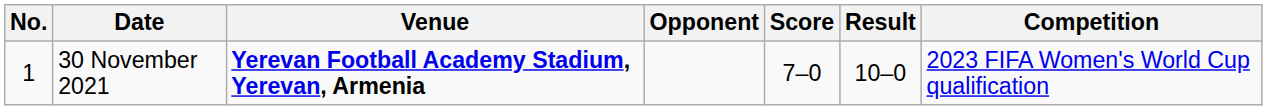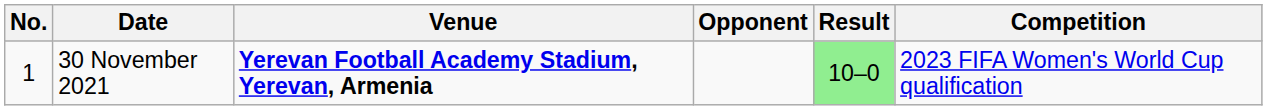- column: (802, 22)
(880, 72) no background -> (854, 72) lightgreen background
